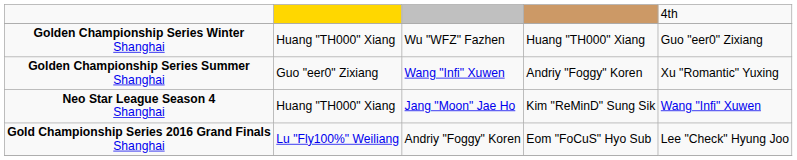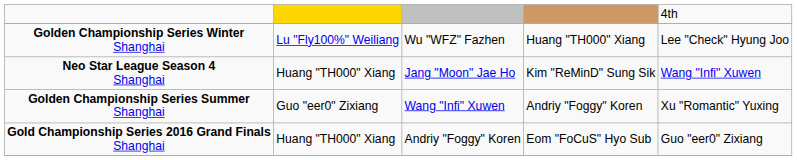(336, 40) Huang "TH000" Xiang -> (338, 40) Lu "Fly100%" Weiliang
(712, 40) Guo "eer0" Zixiang -> (725, 40) Lee "Check" Hyung Joo
rows swapped: (139, 73) <-> (139, 106)
(338, 139) Lu "Fly100%" Weiliang -> (336, 139) Huang "TH000" Xiang
(725, 139) Lee "Check" Hyung Joo -> (712, 139) Guo "eer0" Zixiang
